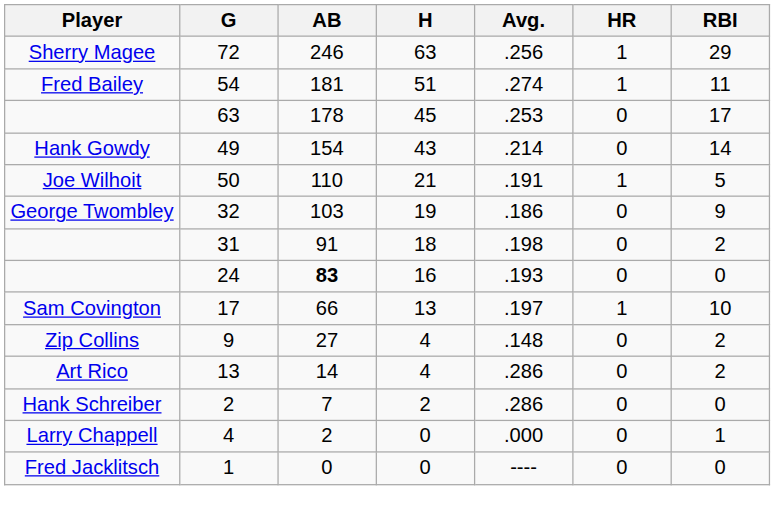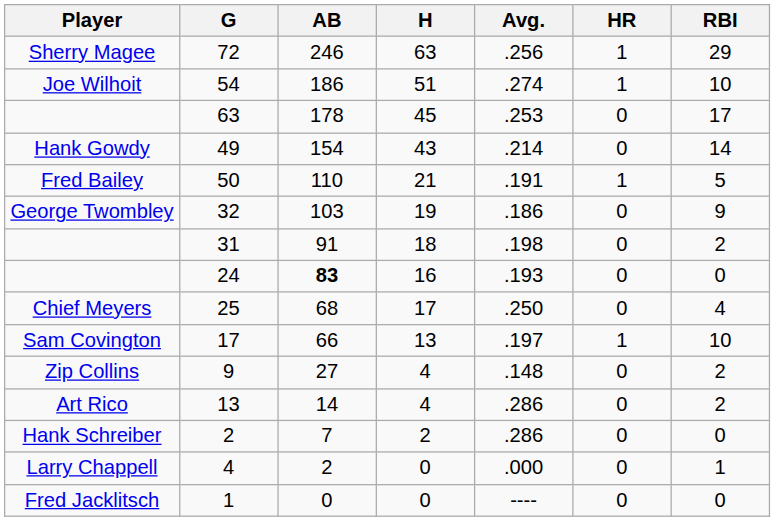(92, 84) Fred Bailey -> (92, 84) Joe Wilhoit
(327, 84) 181 -> (327, 84) 186
(720, 84) 11 -> (720, 84) 10
(92, 180) Joe Wilhoit -> (92, 180) Fred Bailey
+ row: (229, 308)
